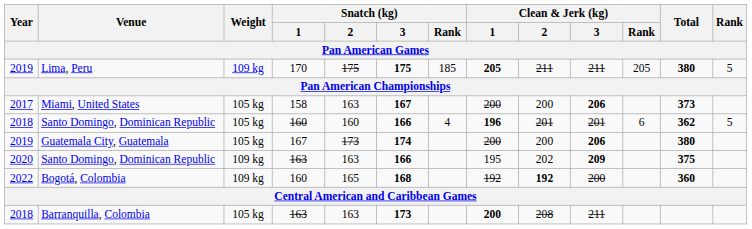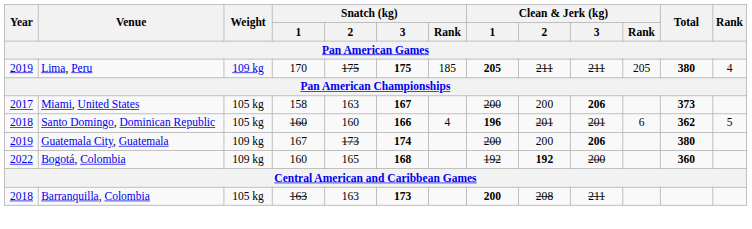(730, 68) 5 -> (730, 68) 4
(248, 141) 105 kg -> (248, 141) 109 kg
- row: (21, 159)
